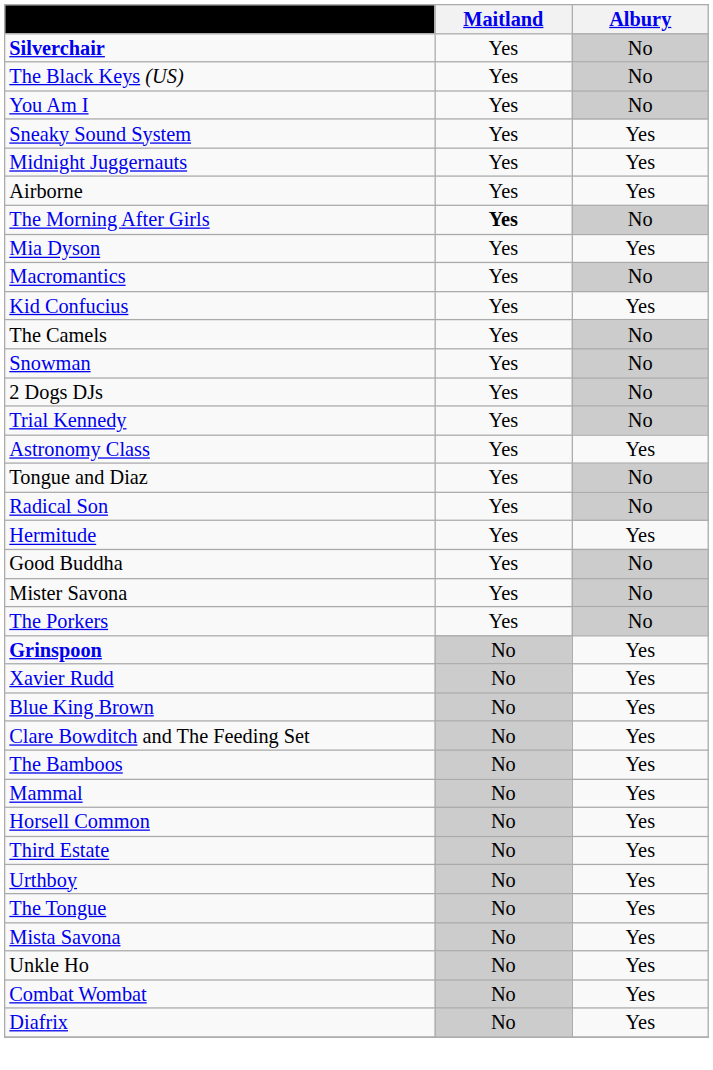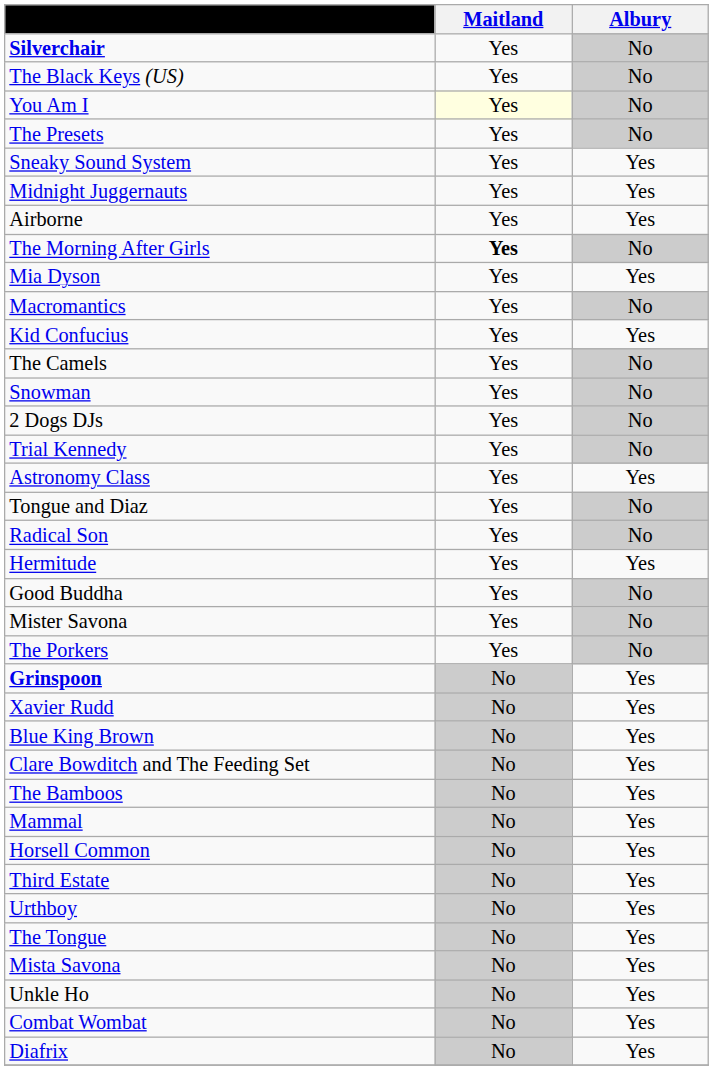(503, 105) no background -> (503, 105) lightyellow background
+ row: (56, 134)
